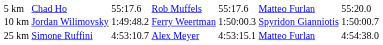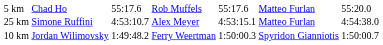rows swapped: (16, 22) <-> (16, 35)
